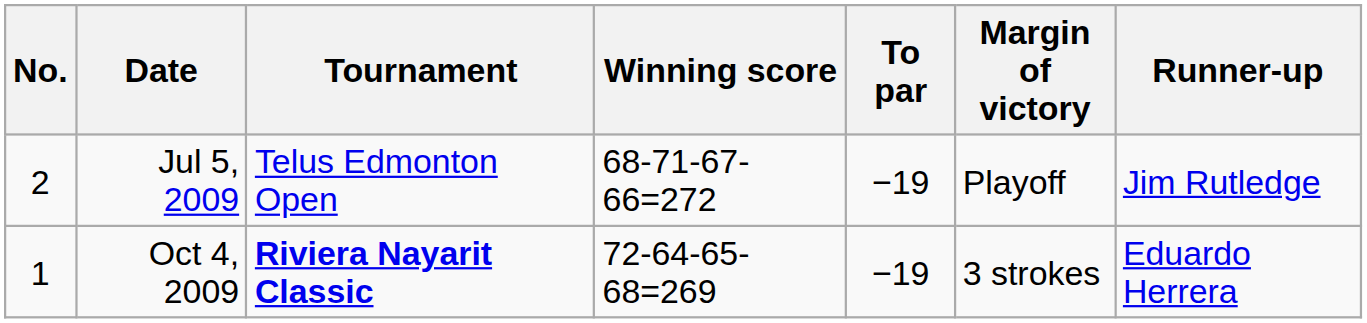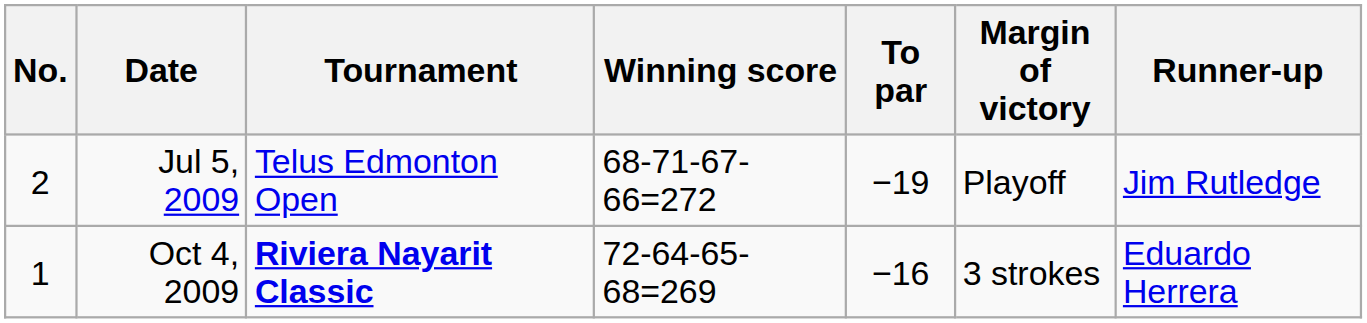(901, 272) −19 -> (901, 272) −16
